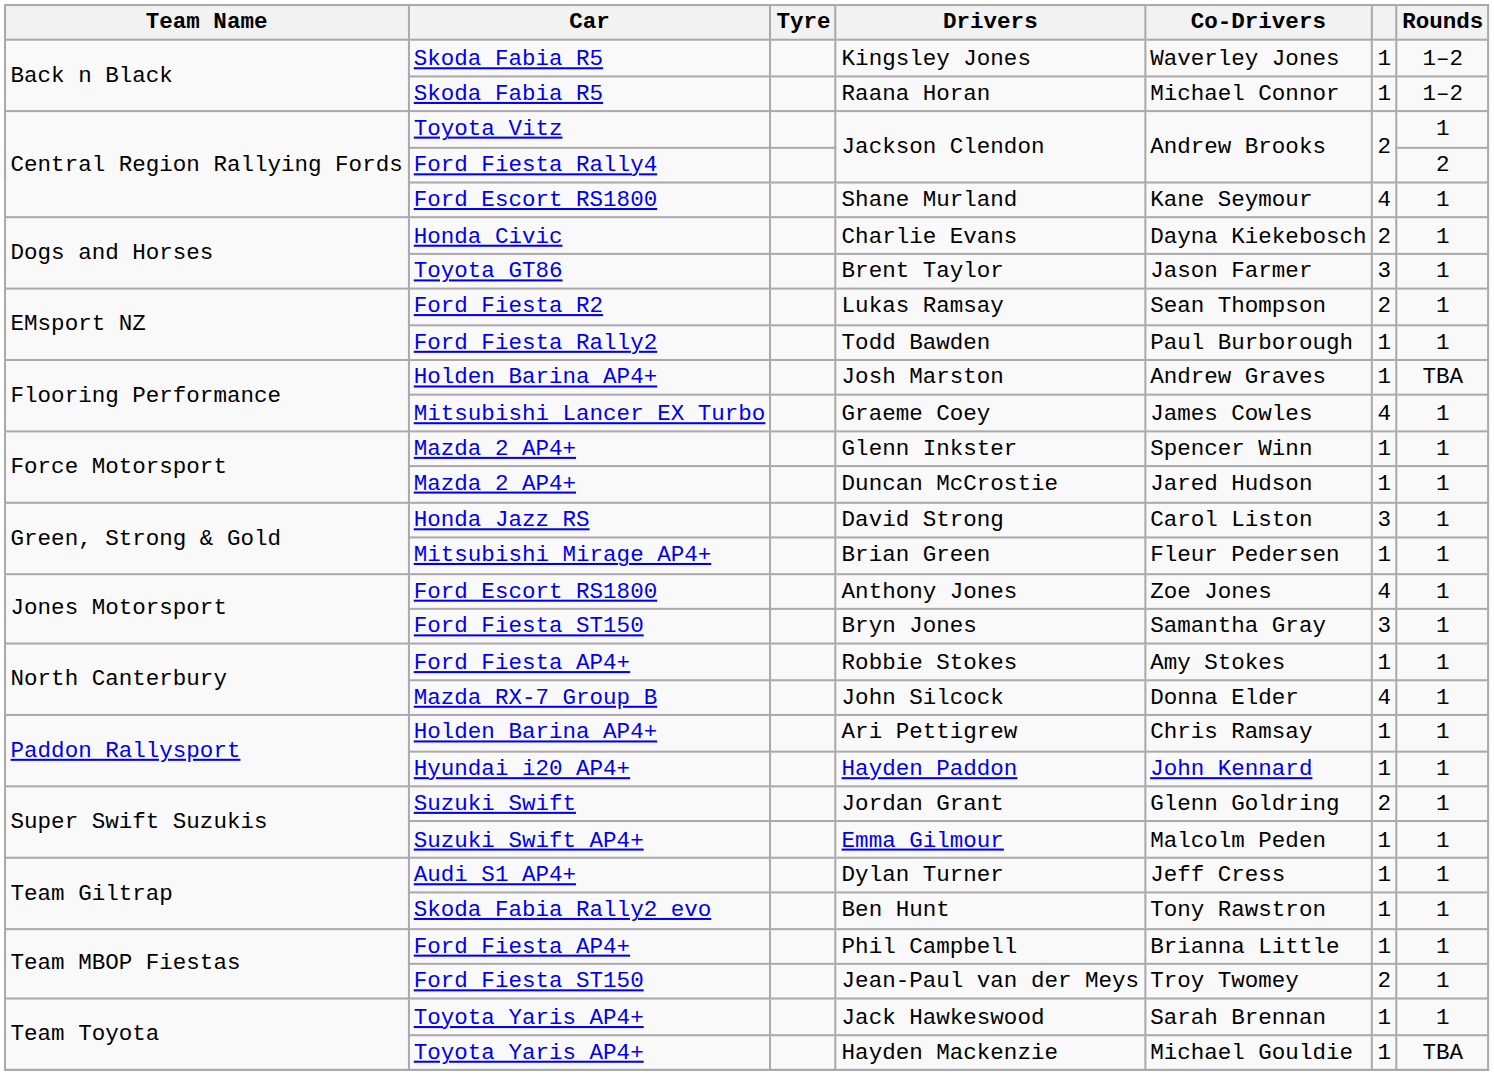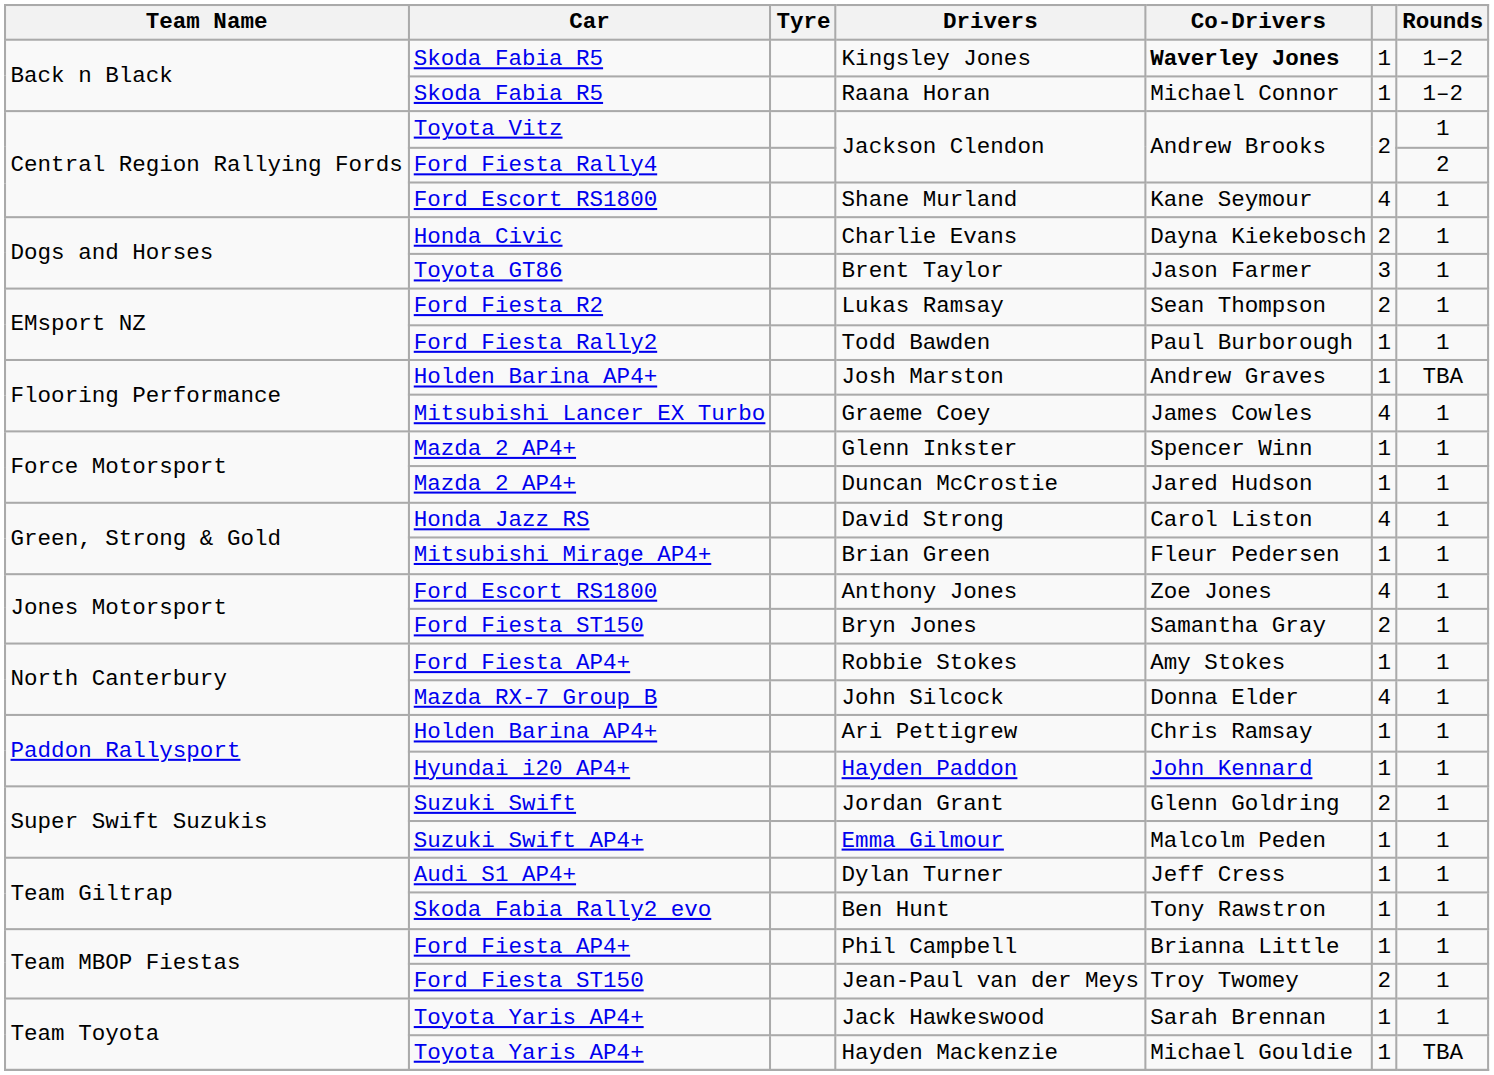(1245, 58) normal -> (1245, 58) bold
(1384, 520) 3 -> (1384, 520) 4
(1384, 626) 3 -> (1384, 626) 2
